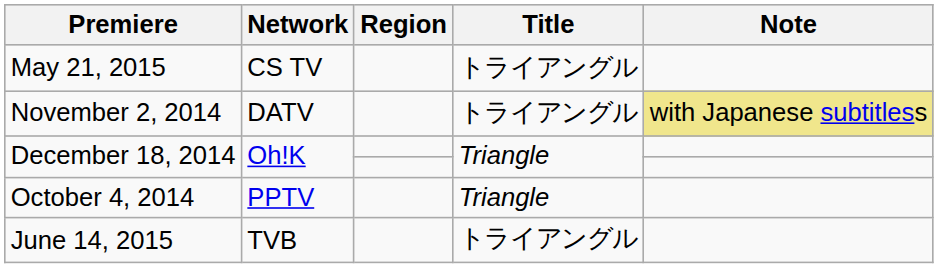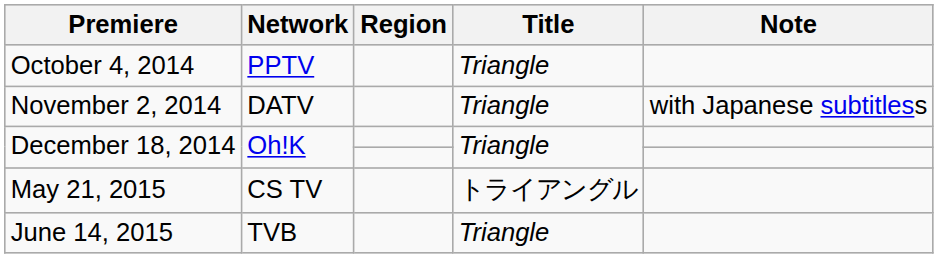rows swapped: (103, 196) <-> (88, 67)
(548, 112) トライアングル -> (504, 106) Triangle
(788, 113) khaki background -> (788, 106) no background
(548, 239) トライアングル -> (504, 232) Triangle
